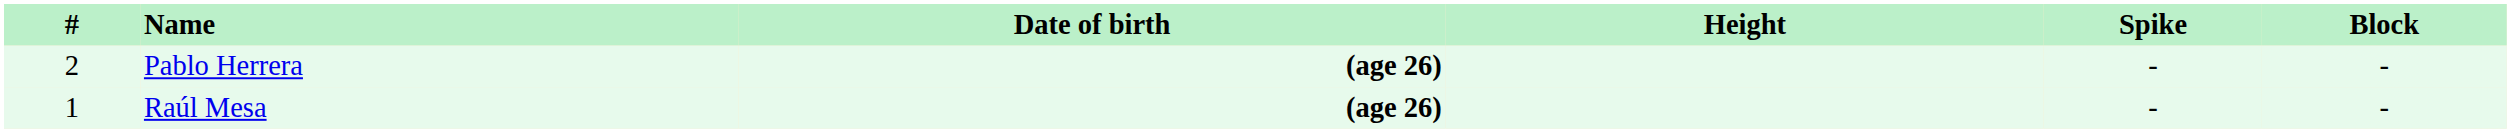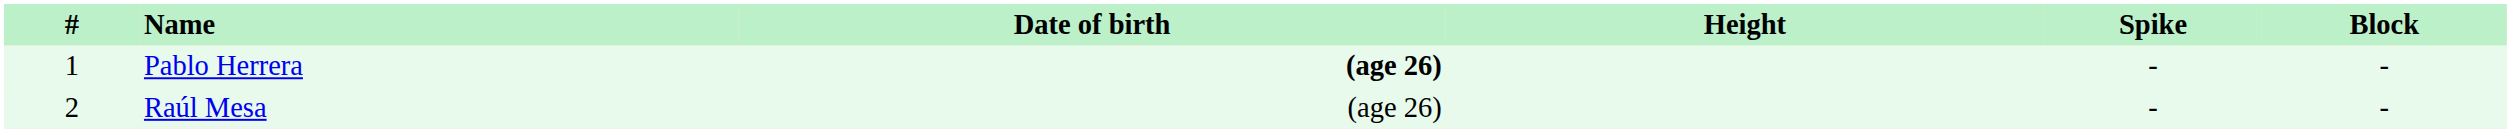(72, 65) 2 -> (72, 65) 1
(72, 107) 1 -> (72, 107) 2
(1394, 107) bold -> (1395, 107) normal
